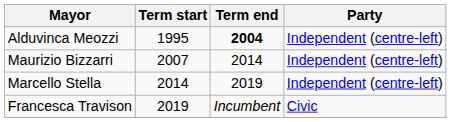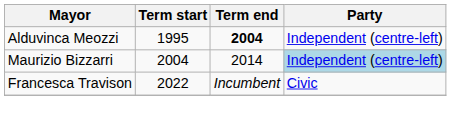(173, 60) 2007 -> (173, 60) 2004
(365, 60) no background -> (365, 60) lightblue background
- row: (54, 83)
(173, 106) 2019 -> (173, 83) 2022
